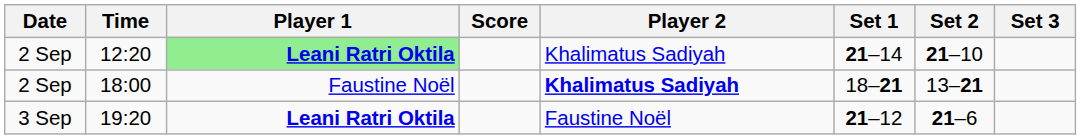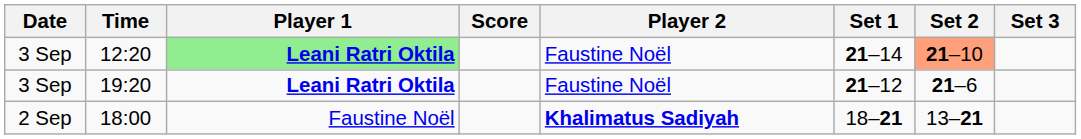(45, 54) 2 Sep -> (45, 54) 3 Sep
(635, 54) Khalimatus Sadiyah -> (608, 54) Faustine Noël
(955, 54) no background -> (955, 54) lightsalmon background
rows swapped: (126, 86) <-> (126, 118)
